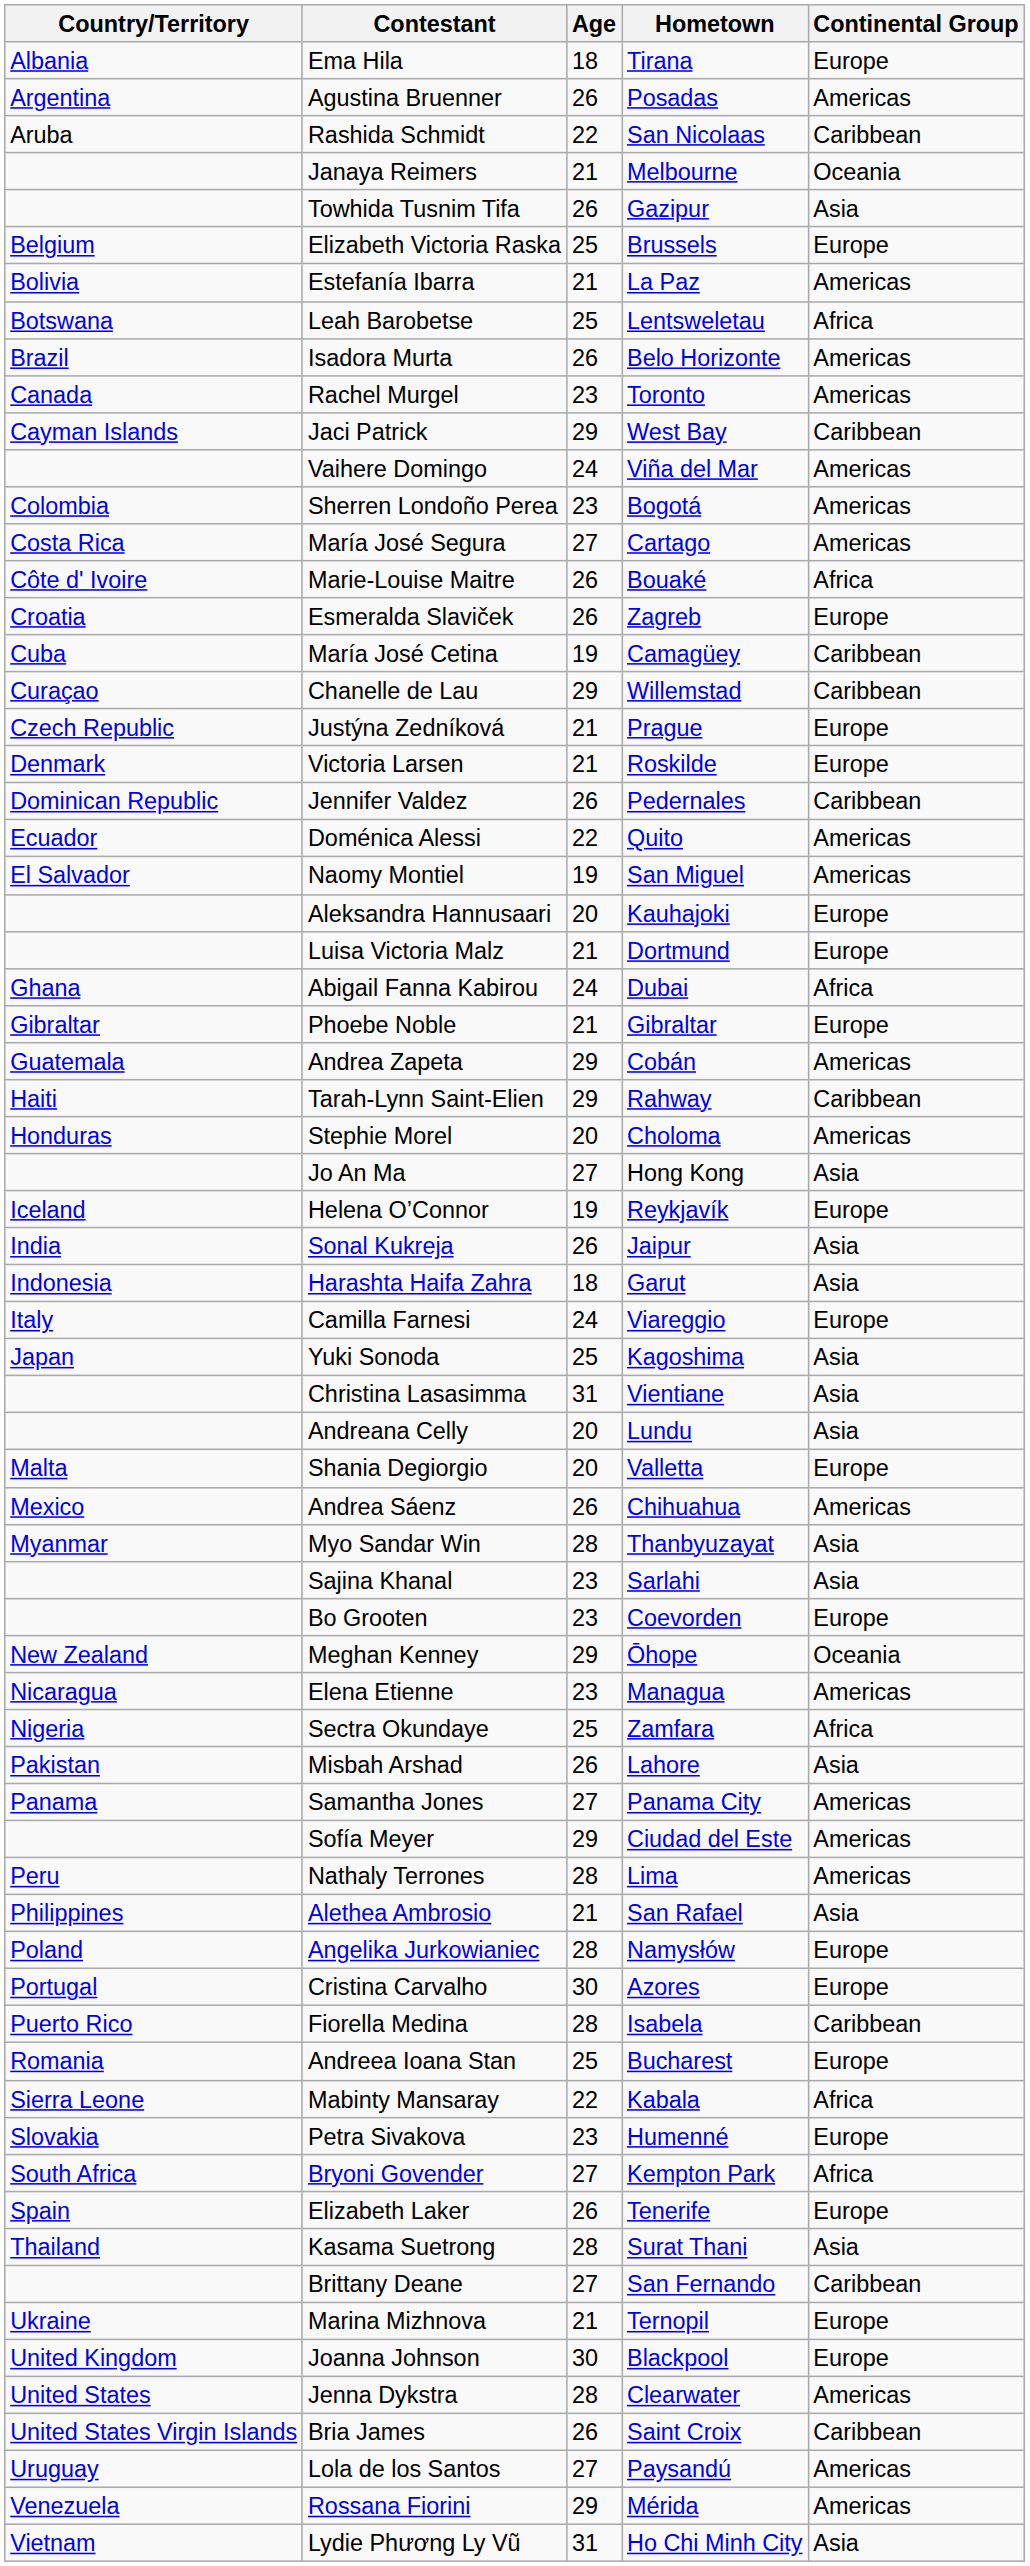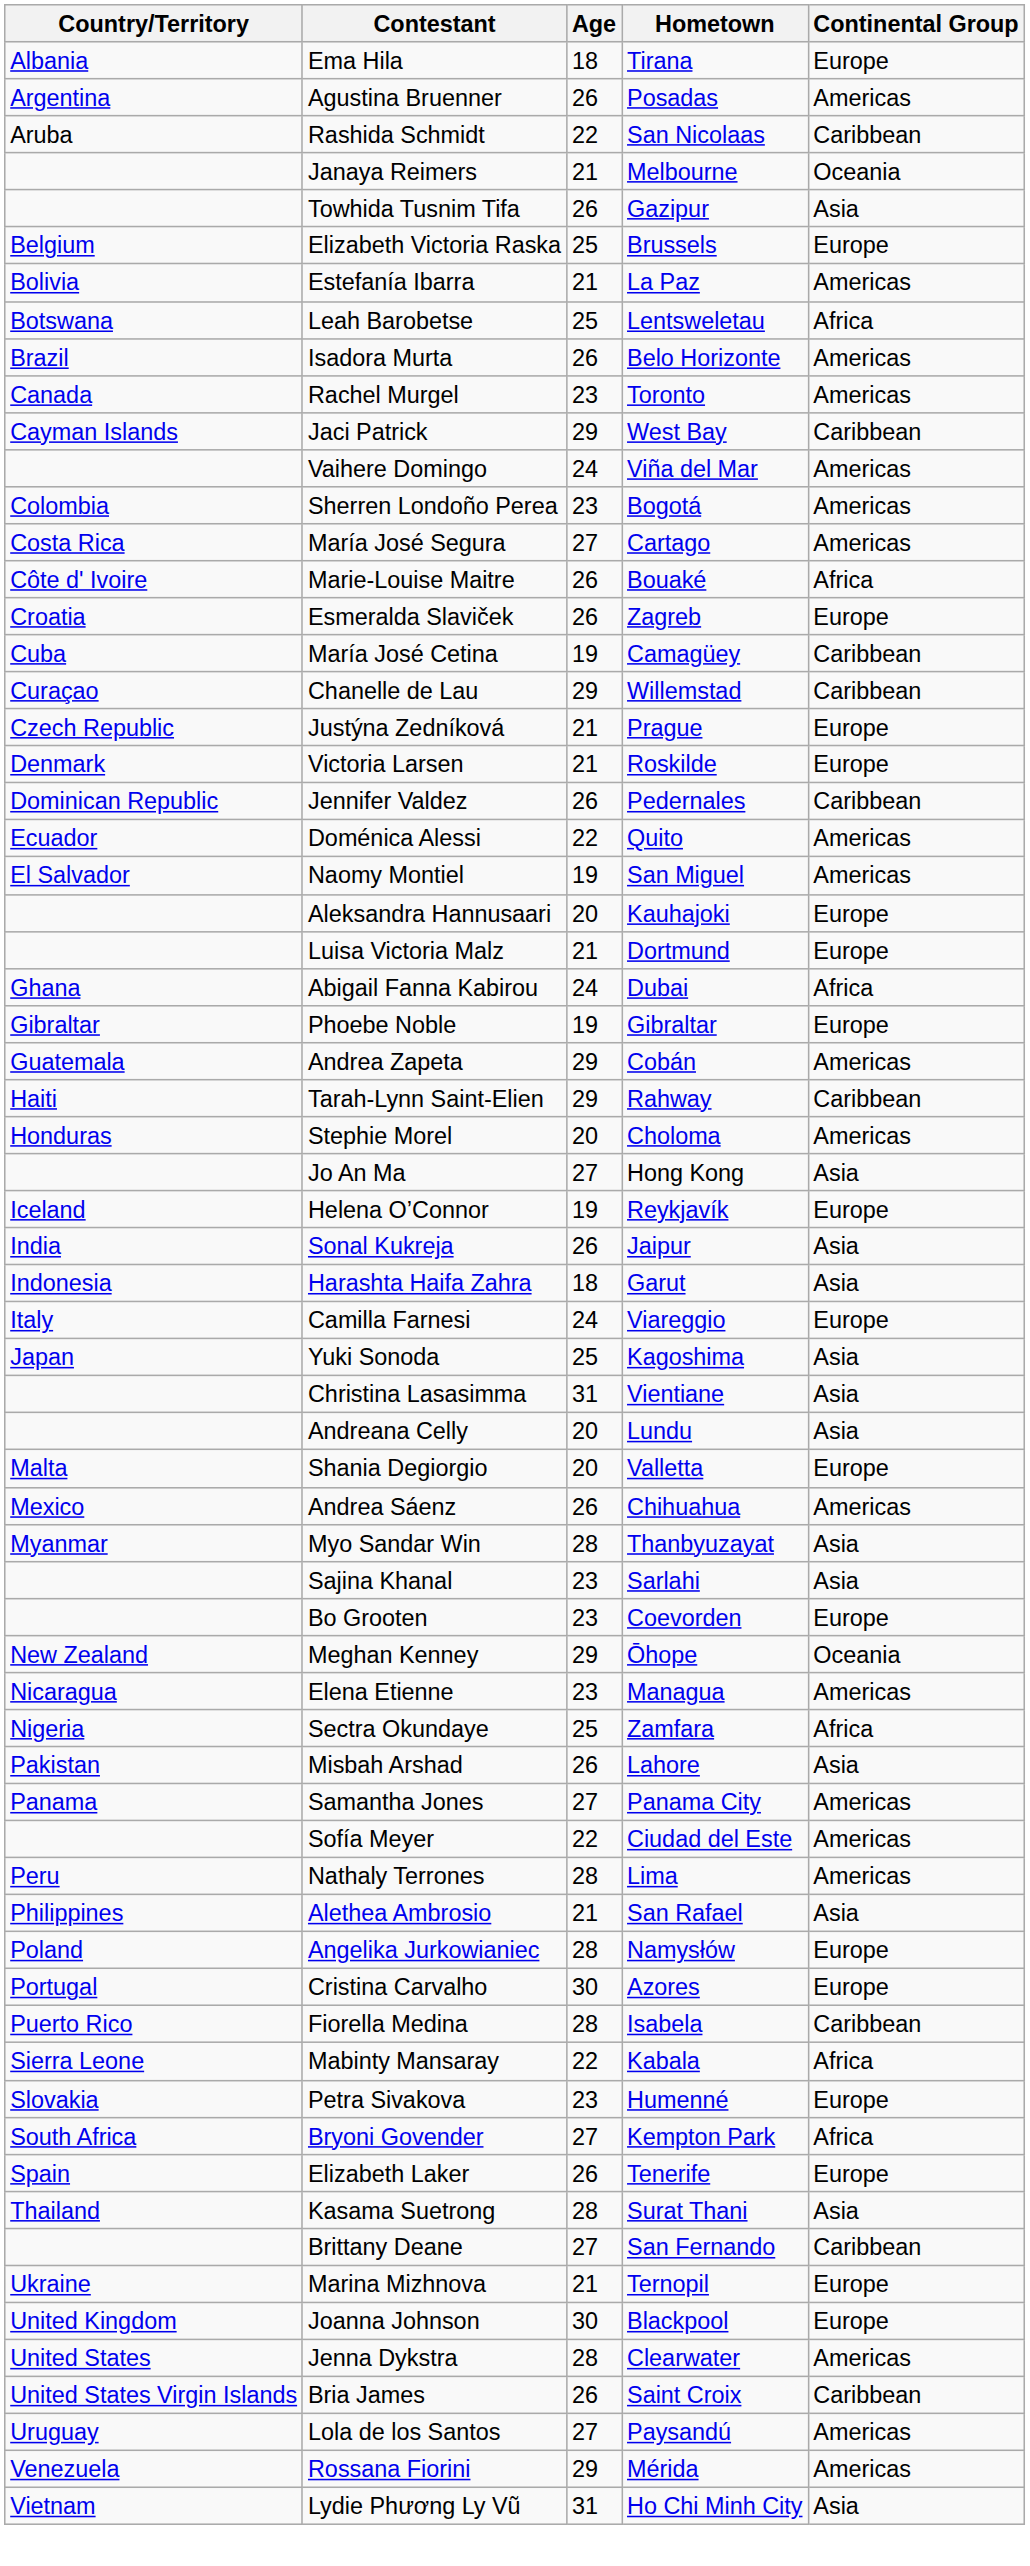(585, 1024) 21 -> (585, 1024) 19
(585, 1839) 29 -> (585, 1839) 22
- row: (412, 2062)
